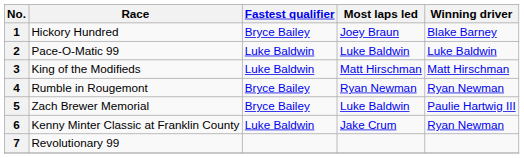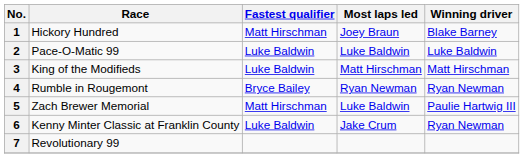(277, 32) Bryce Bailey -> (286, 32) Matt Hirschman
(277, 106) Bryce Bailey -> (286, 106) Matt Hirschman
